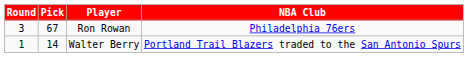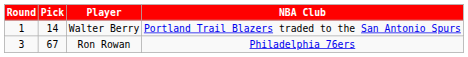rows swapped: (104, 44) <-> (104, 28)
